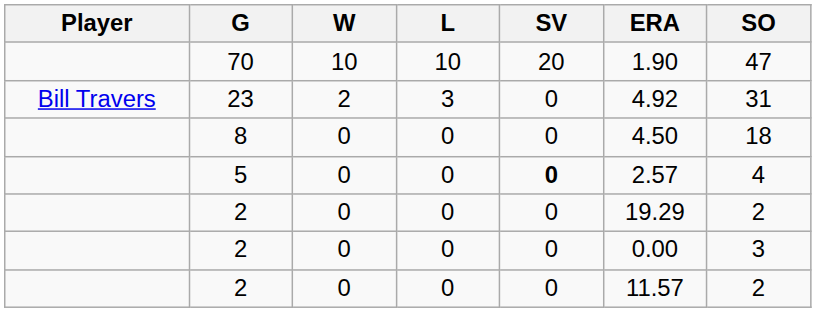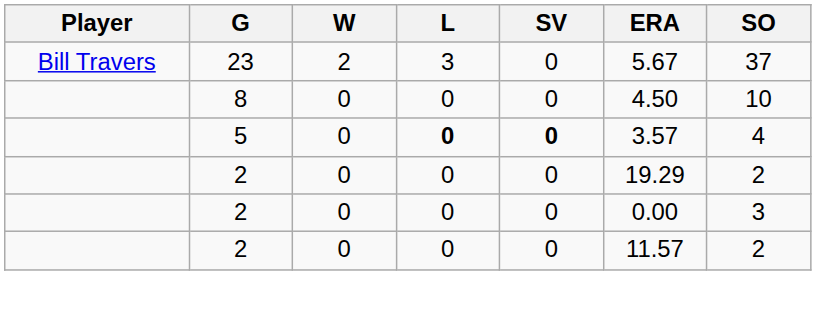- row: (241, 61)
(655, 99) 4.92 -> (655, 61) 5.67
(758, 99) 31 -> (758, 61) 37
(758, 136) 18 -> (758, 99) 10
(448, 174) normal -> (448, 136) bold
(655, 174) 2.57 -> (655, 136) 3.57
